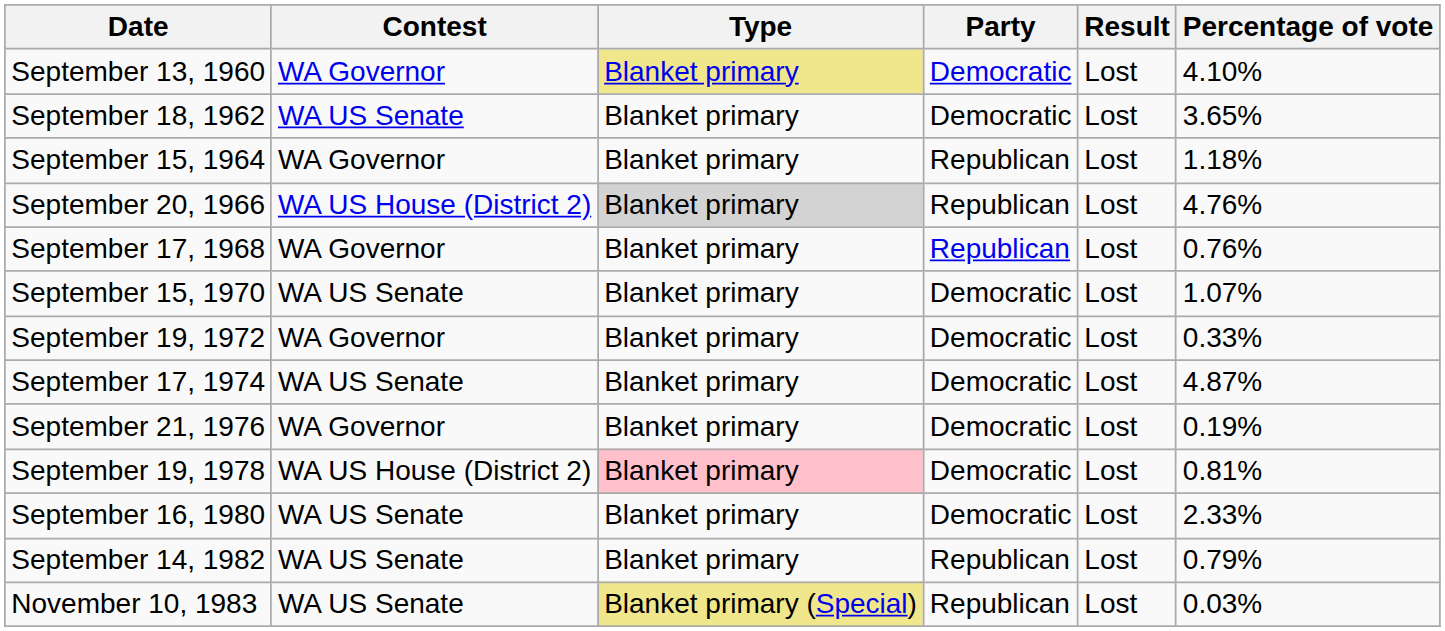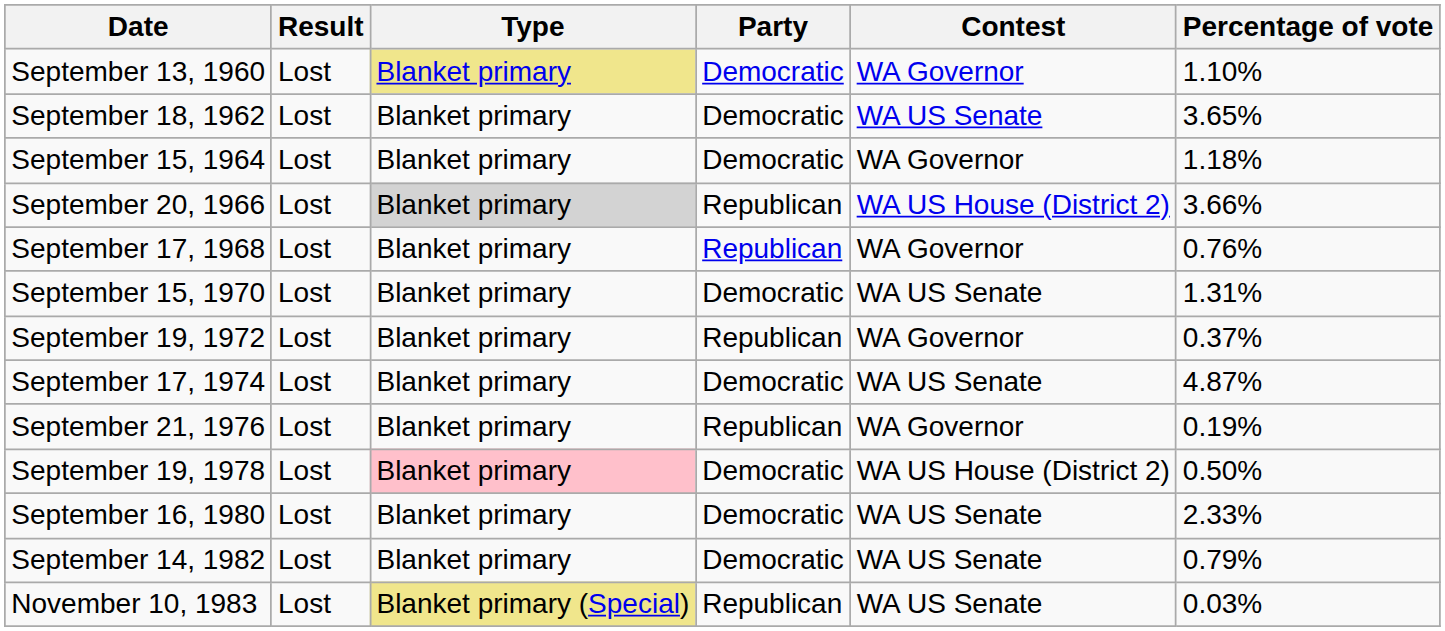columns swapped: (435, 26) <-> (1127, 26)
(1223, 71) 4.10% -> (1223, 71) 1.10%
(1000, 159) Republican -> (773, 159) Democratic
(1223, 204) 4.76% -> (1223, 204) 3.66%
(1223, 293) 1.07% -> (1223, 293) 1.31%
(1001, 337) Democratic -> (772, 337) Republican
(1223, 337) 0.33% -> (1223, 337) 0.37%
(1001, 426) Democratic -> (772, 426) Republican
(1223, 470) 0.81% -> (1223, 470) 0.50%
(1000, 559) Republican -> (773, 559) Democratic
